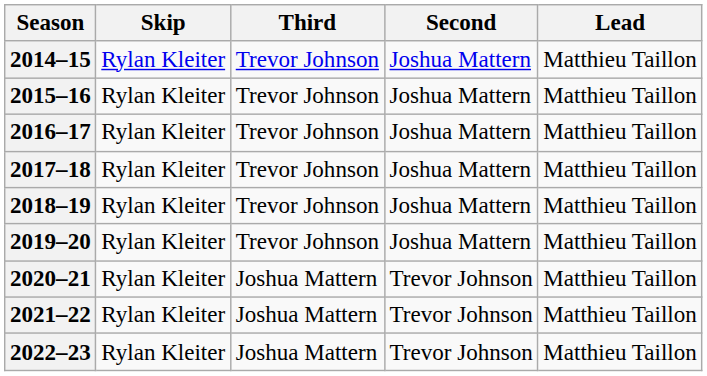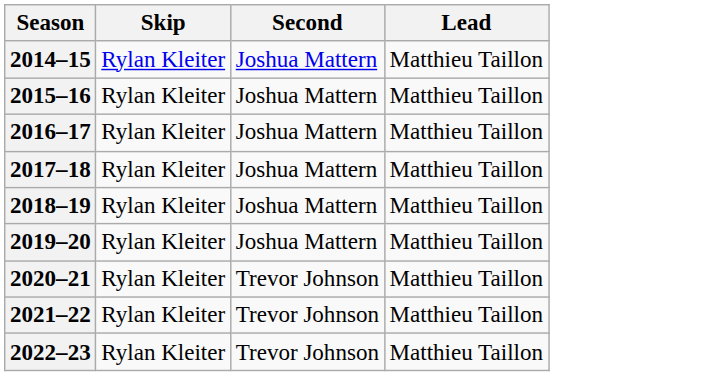- column: (307, 22)
